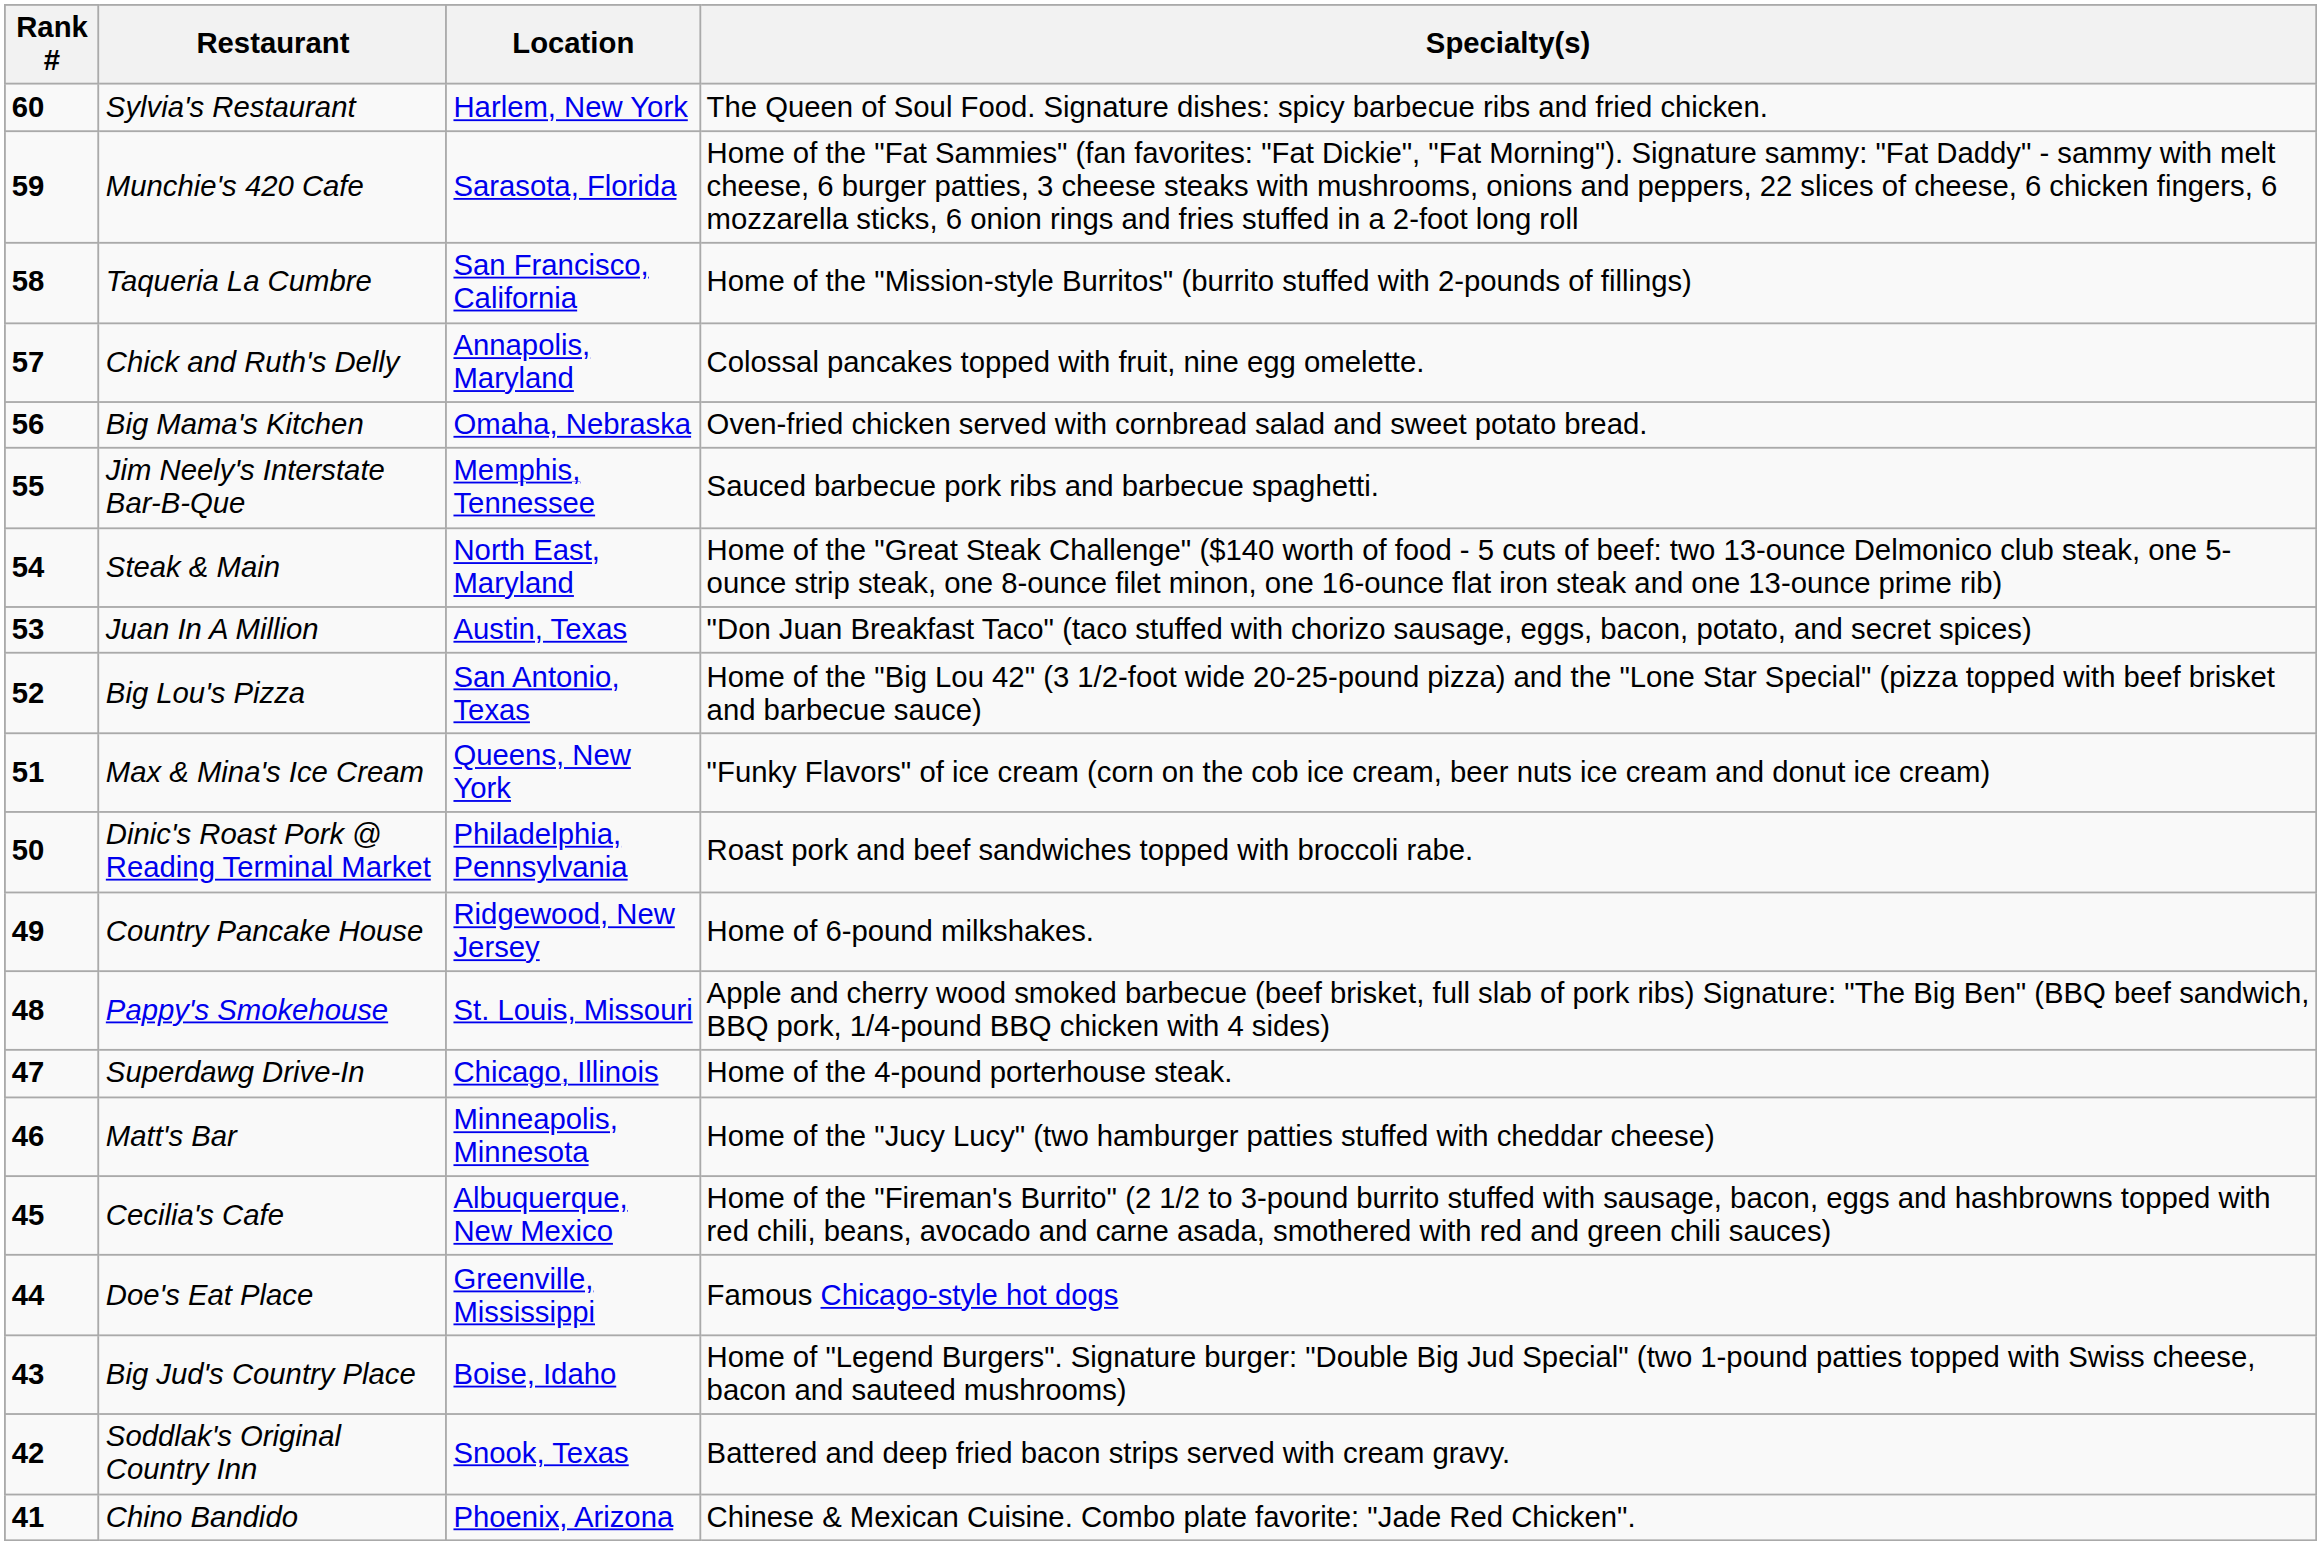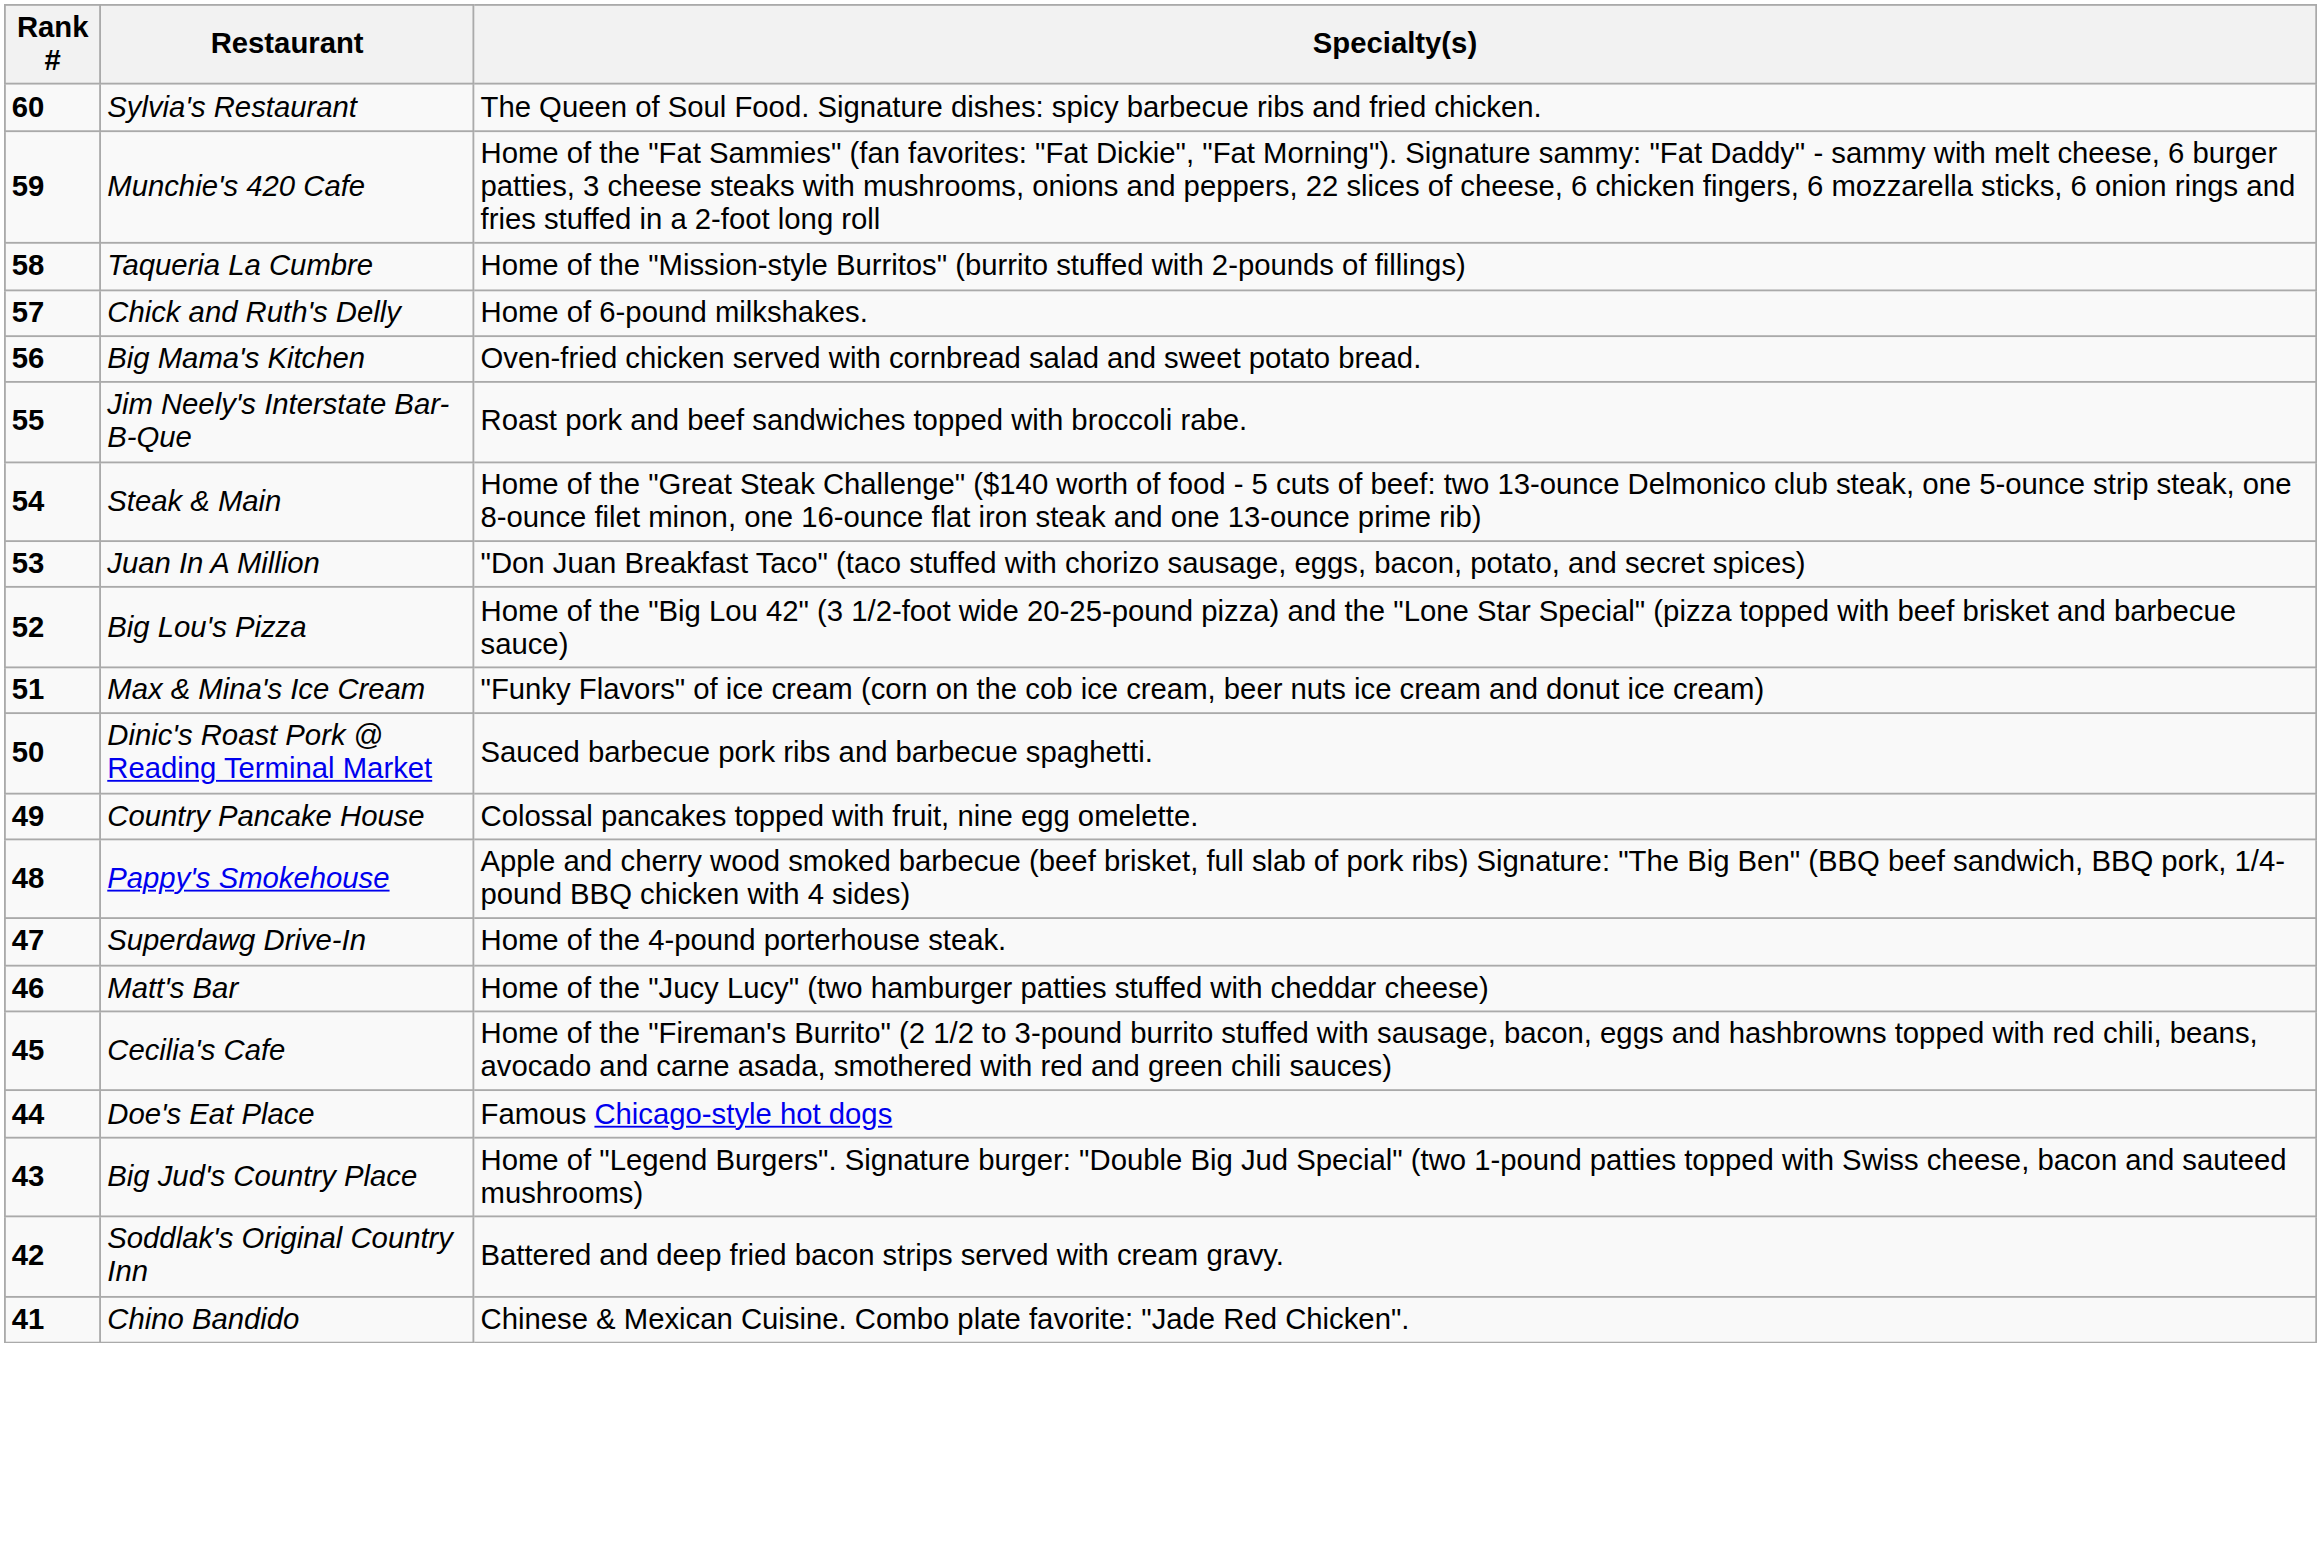- column: (573, 44)
(1066, 361) Colossal pancakes topped with fruit, nine egg omelette. -> (674, 312) Home of 6-pound milkshakes.
(1043, 487) Sauced barbecue pork ribs and barbecue spaghetti. -> (864, 421) Roast pork and beef sandwiches topped with broccoli rabe.
(1090, 851) Roast pork and beef sandwiches topped with broccoli rabe. -> (817, 752) Sauced barbecue pork ribs and barbecue spaghetti.
(900, 930) Home of 6-pound milkshakes. -> (839, 815) Colossal pancakes topped with fruit, nine egg omelette.
